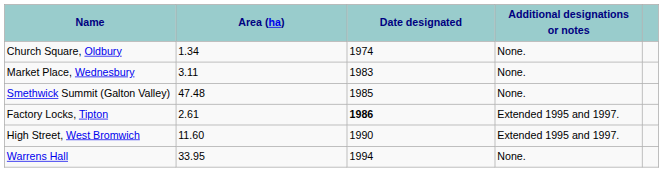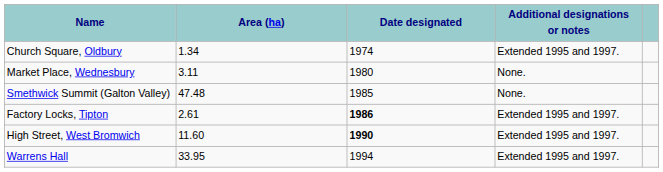(512, 52) None. -> (558, 52) Extended 1995 and 1997.
(361, 73) 1983 -> (361, 73) 1980
(361, 136) normal -> (361, 136) bold
(512, 156) None. -> (558, 156) Extended 1995 and 1997.
